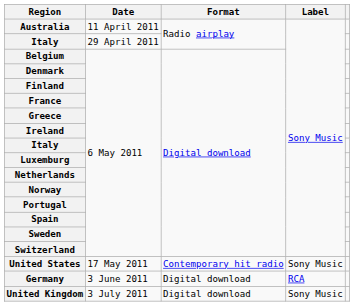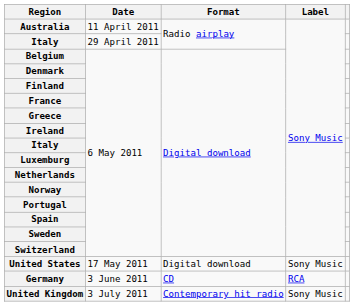(223, 264) Contemporary hit radio -> (207, 264) Digital download
(207, 279) Digital download -> (169, 279) CD
(207, 294) Digital download -> (223, 294) Contemporary hit radio
